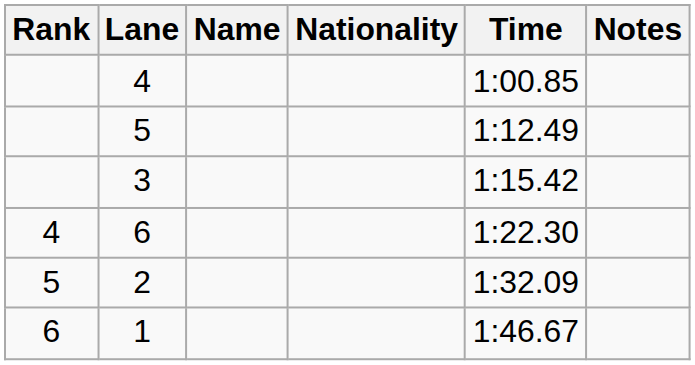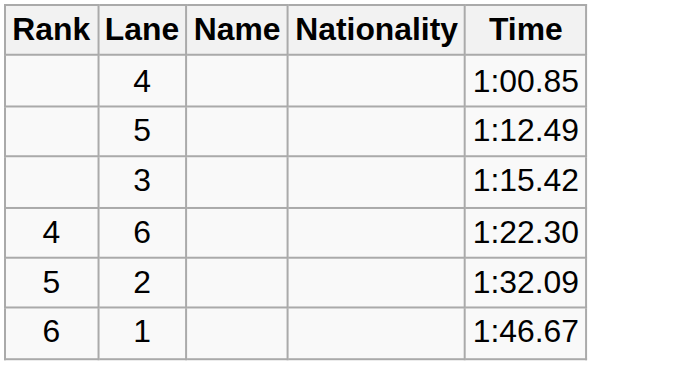- column: (638, 29)
